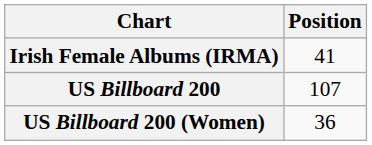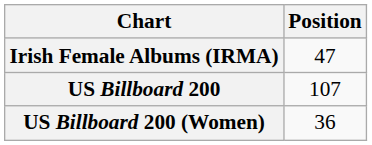(325, 55) 41 -> (325, 55) 47
